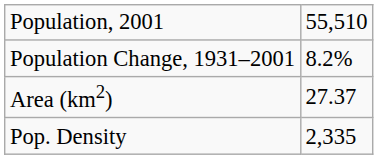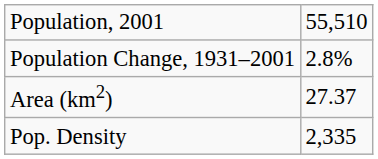(329, 58) 8.2% -> (329, 58) 2.8%
